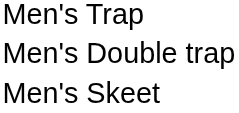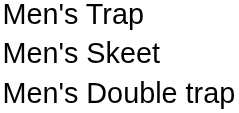rows swapped: (119, 53) <-> (81, 93)
